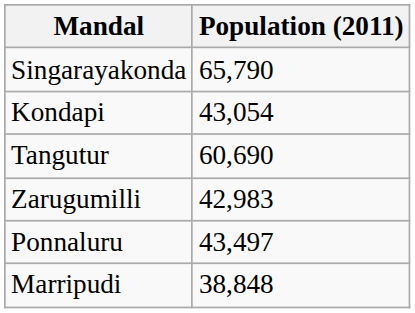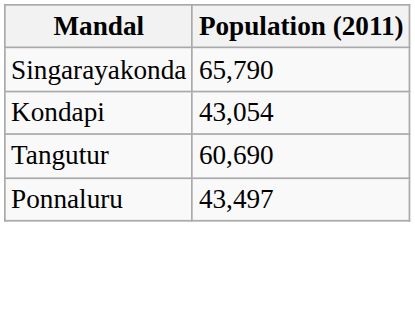- row: (76, 198)
- row: (66, 284)
